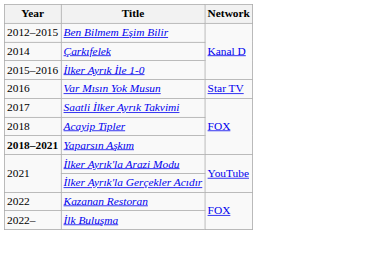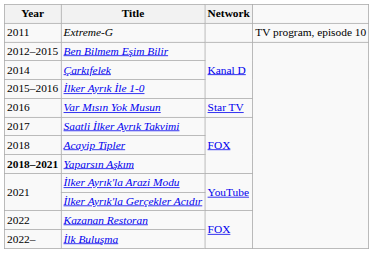+ row: (88, 33)
